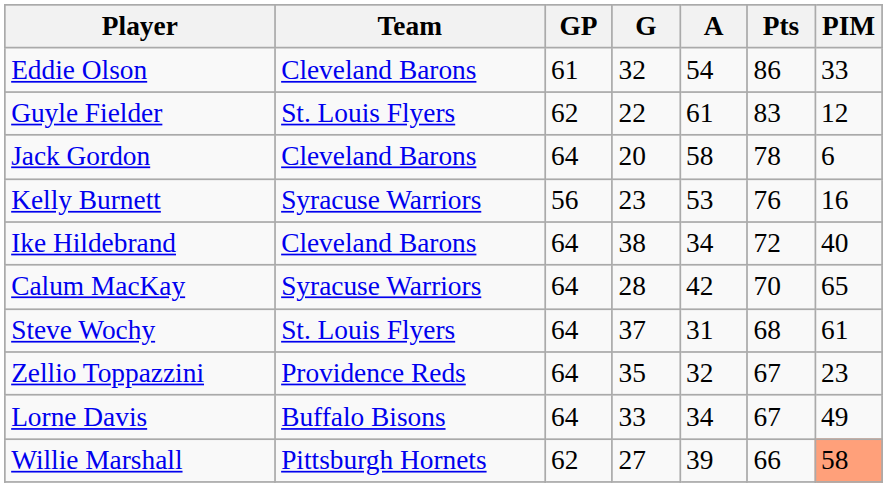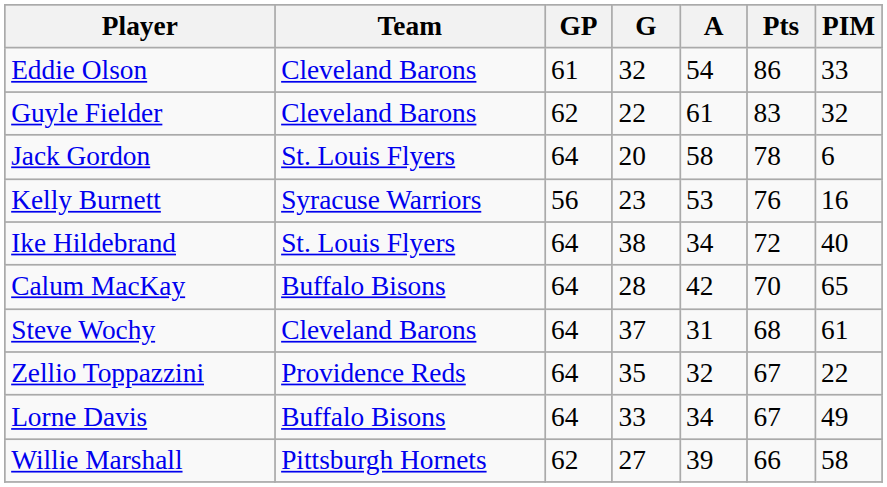(368, 112) St. Louis Flyers -> (379, 112) Cleveland Barons
(835, 112) 12 -> (835, 112) 32
(379, 156) Cleveland Barons -> (368, 156) St. Louis Flyers
(379, 243) Cleveland Barons -> (368, 243) St. Louis Flyers
(381, 286) Syracuse Warriors -> (363, 286) Buffalo Bisons
(368, 329) St. Louis Flyers -> (379, 329) Cleveland Barons
(835, 373) 23 -> (835, 373) 22
(835, 460) lightsalmon background -> (835, 460) no background
